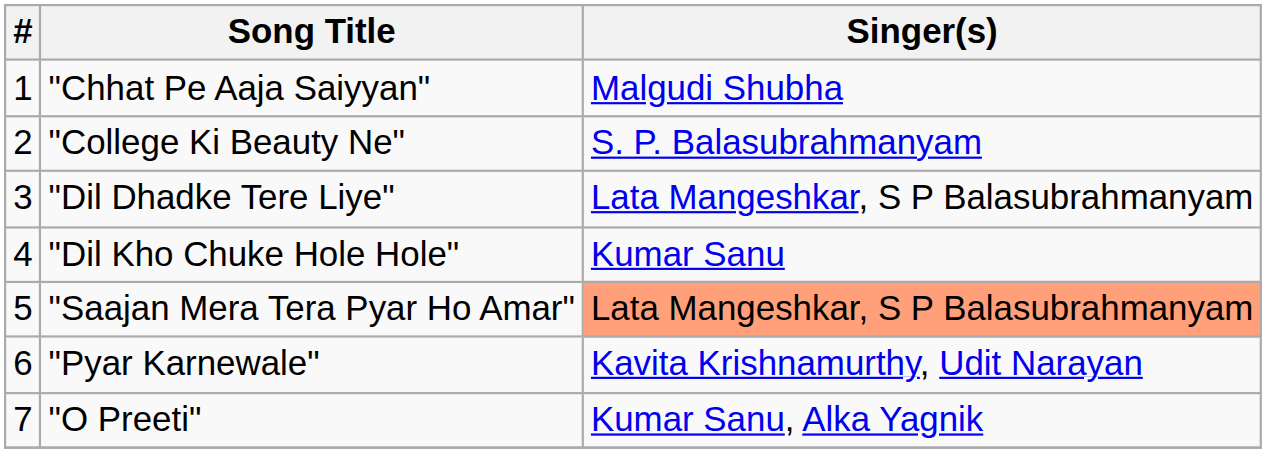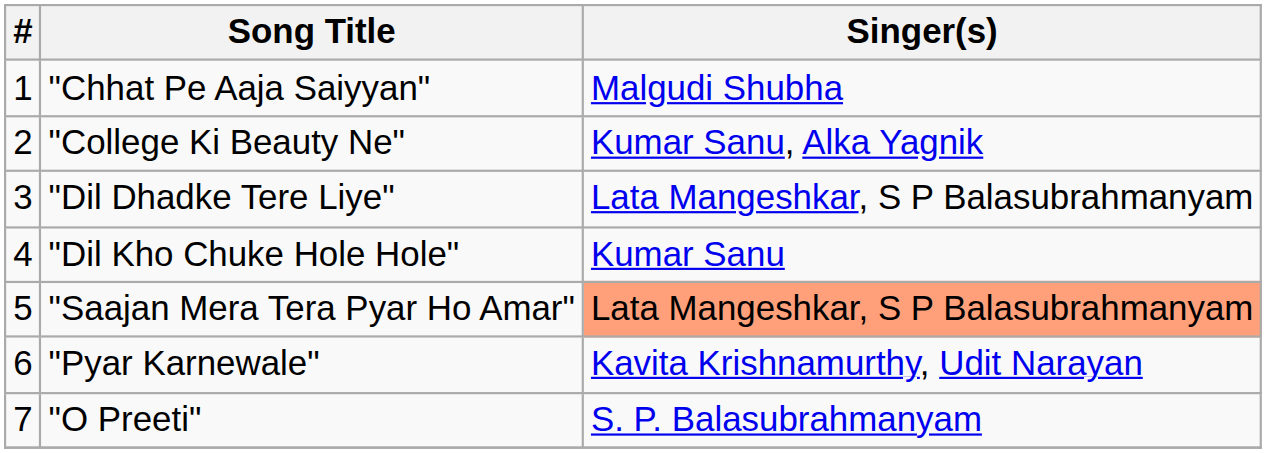(786, 142) S. P. Balasubrahmanyam -> (787, 142) Kumar Sanu, Alka Yagnik
(787, 419) Kumar Sanu, Alka Yagnik -> (786, 419) S. P. Balasubrahmanyam
